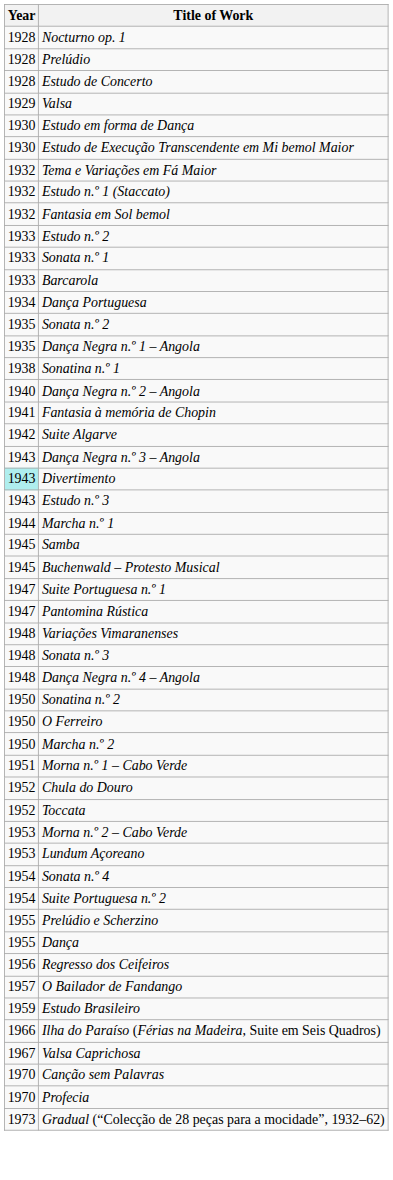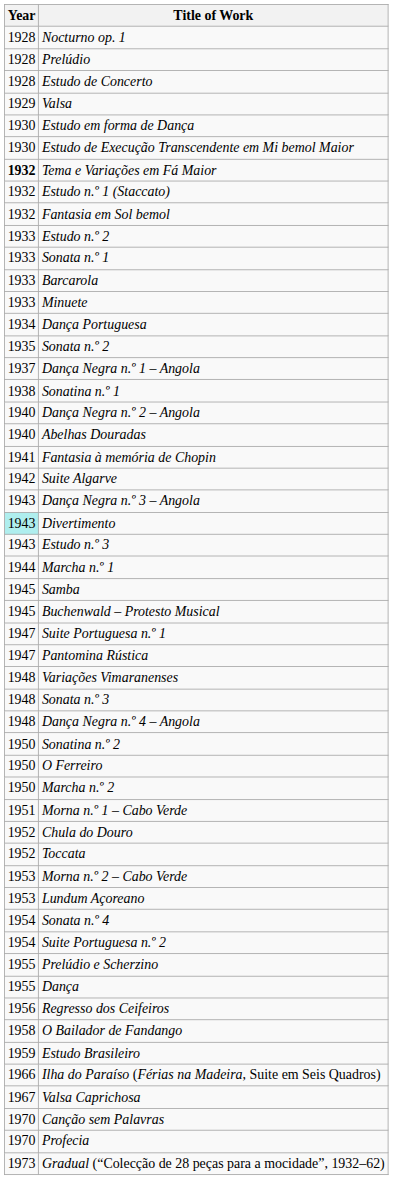(22, 170) normal -> (22, 170) bold
+ row: (65, 302)
(22, 346) 1935 -> (22, 368) 1937
+ row: (94, 434)
(22, 986) 1957 -> (22, 1031) 1958
